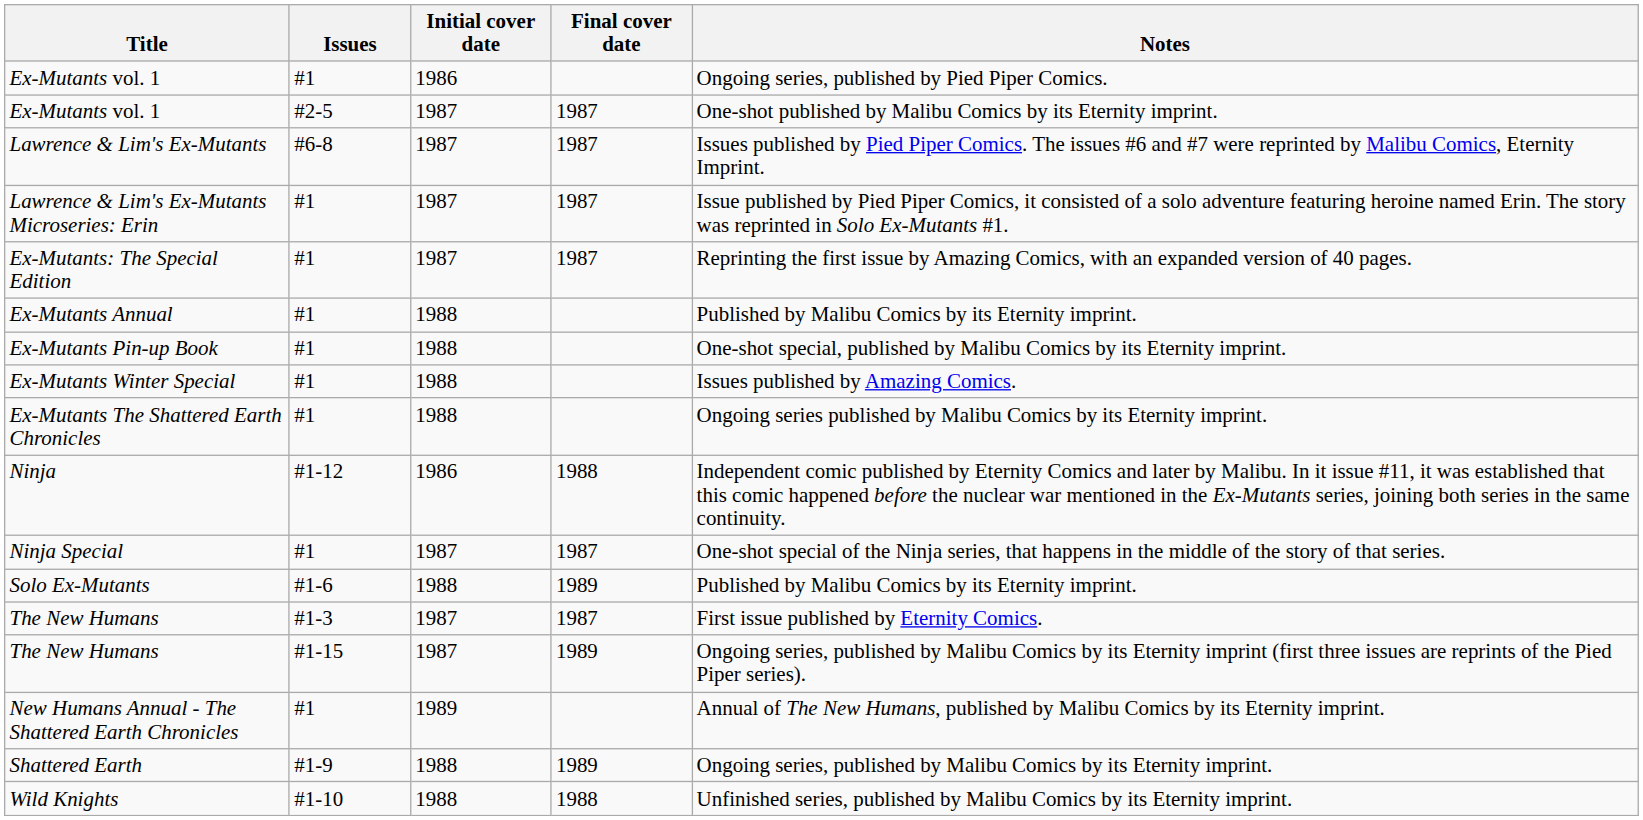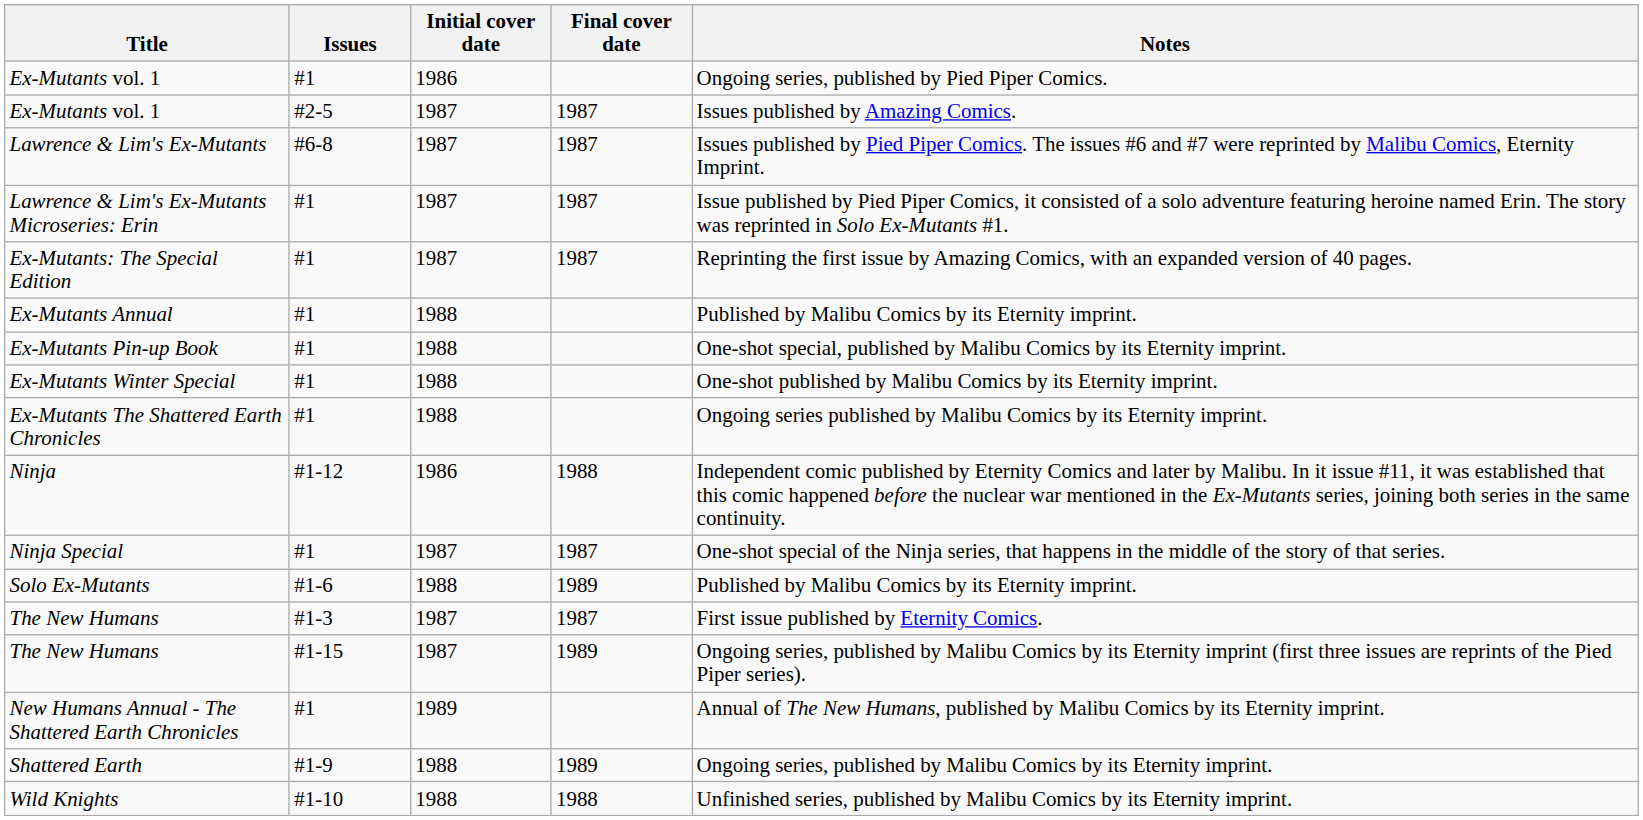(957, 111) One-shot published by Malibu Comics by its Eternity imprint. -> (856, 111) Issues published by Amazing Comics.
(856, 381) Issues published by Amazing Comics. -> (957, 381) One-shot published by Malibu Comics by its Eternity imprint.
